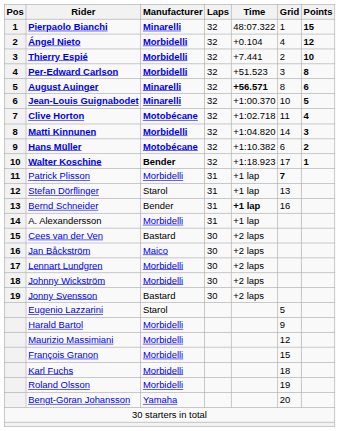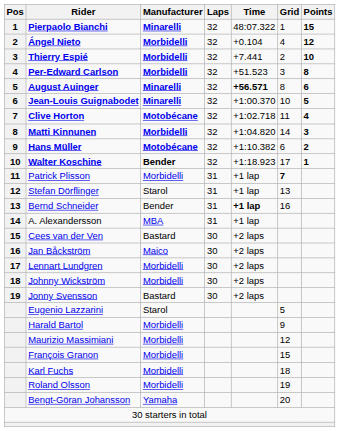(163, 221) Morbidelli -> (153, 221) MBA
